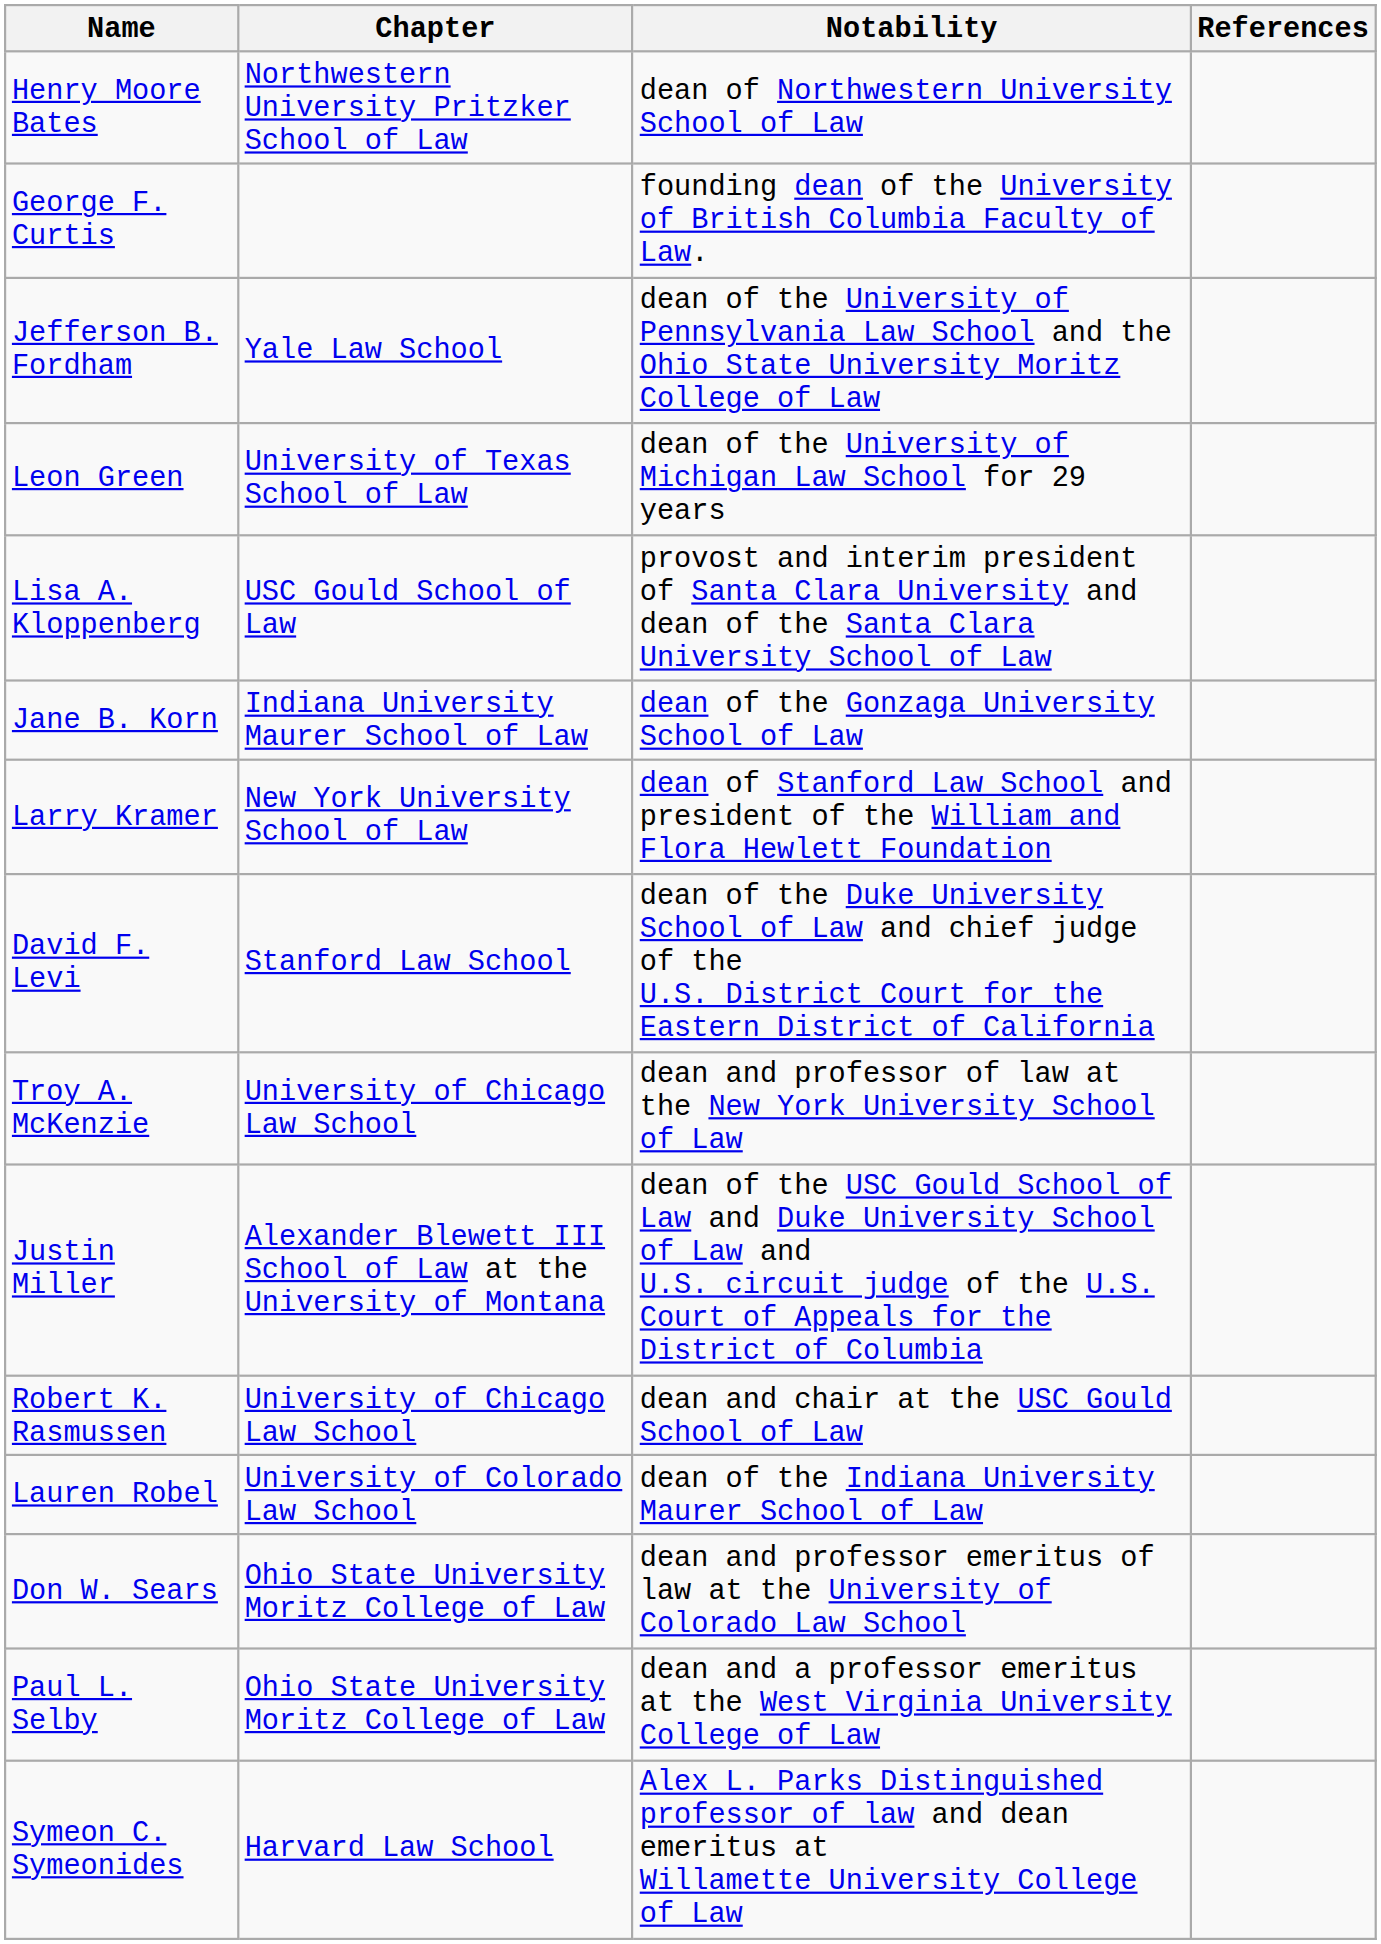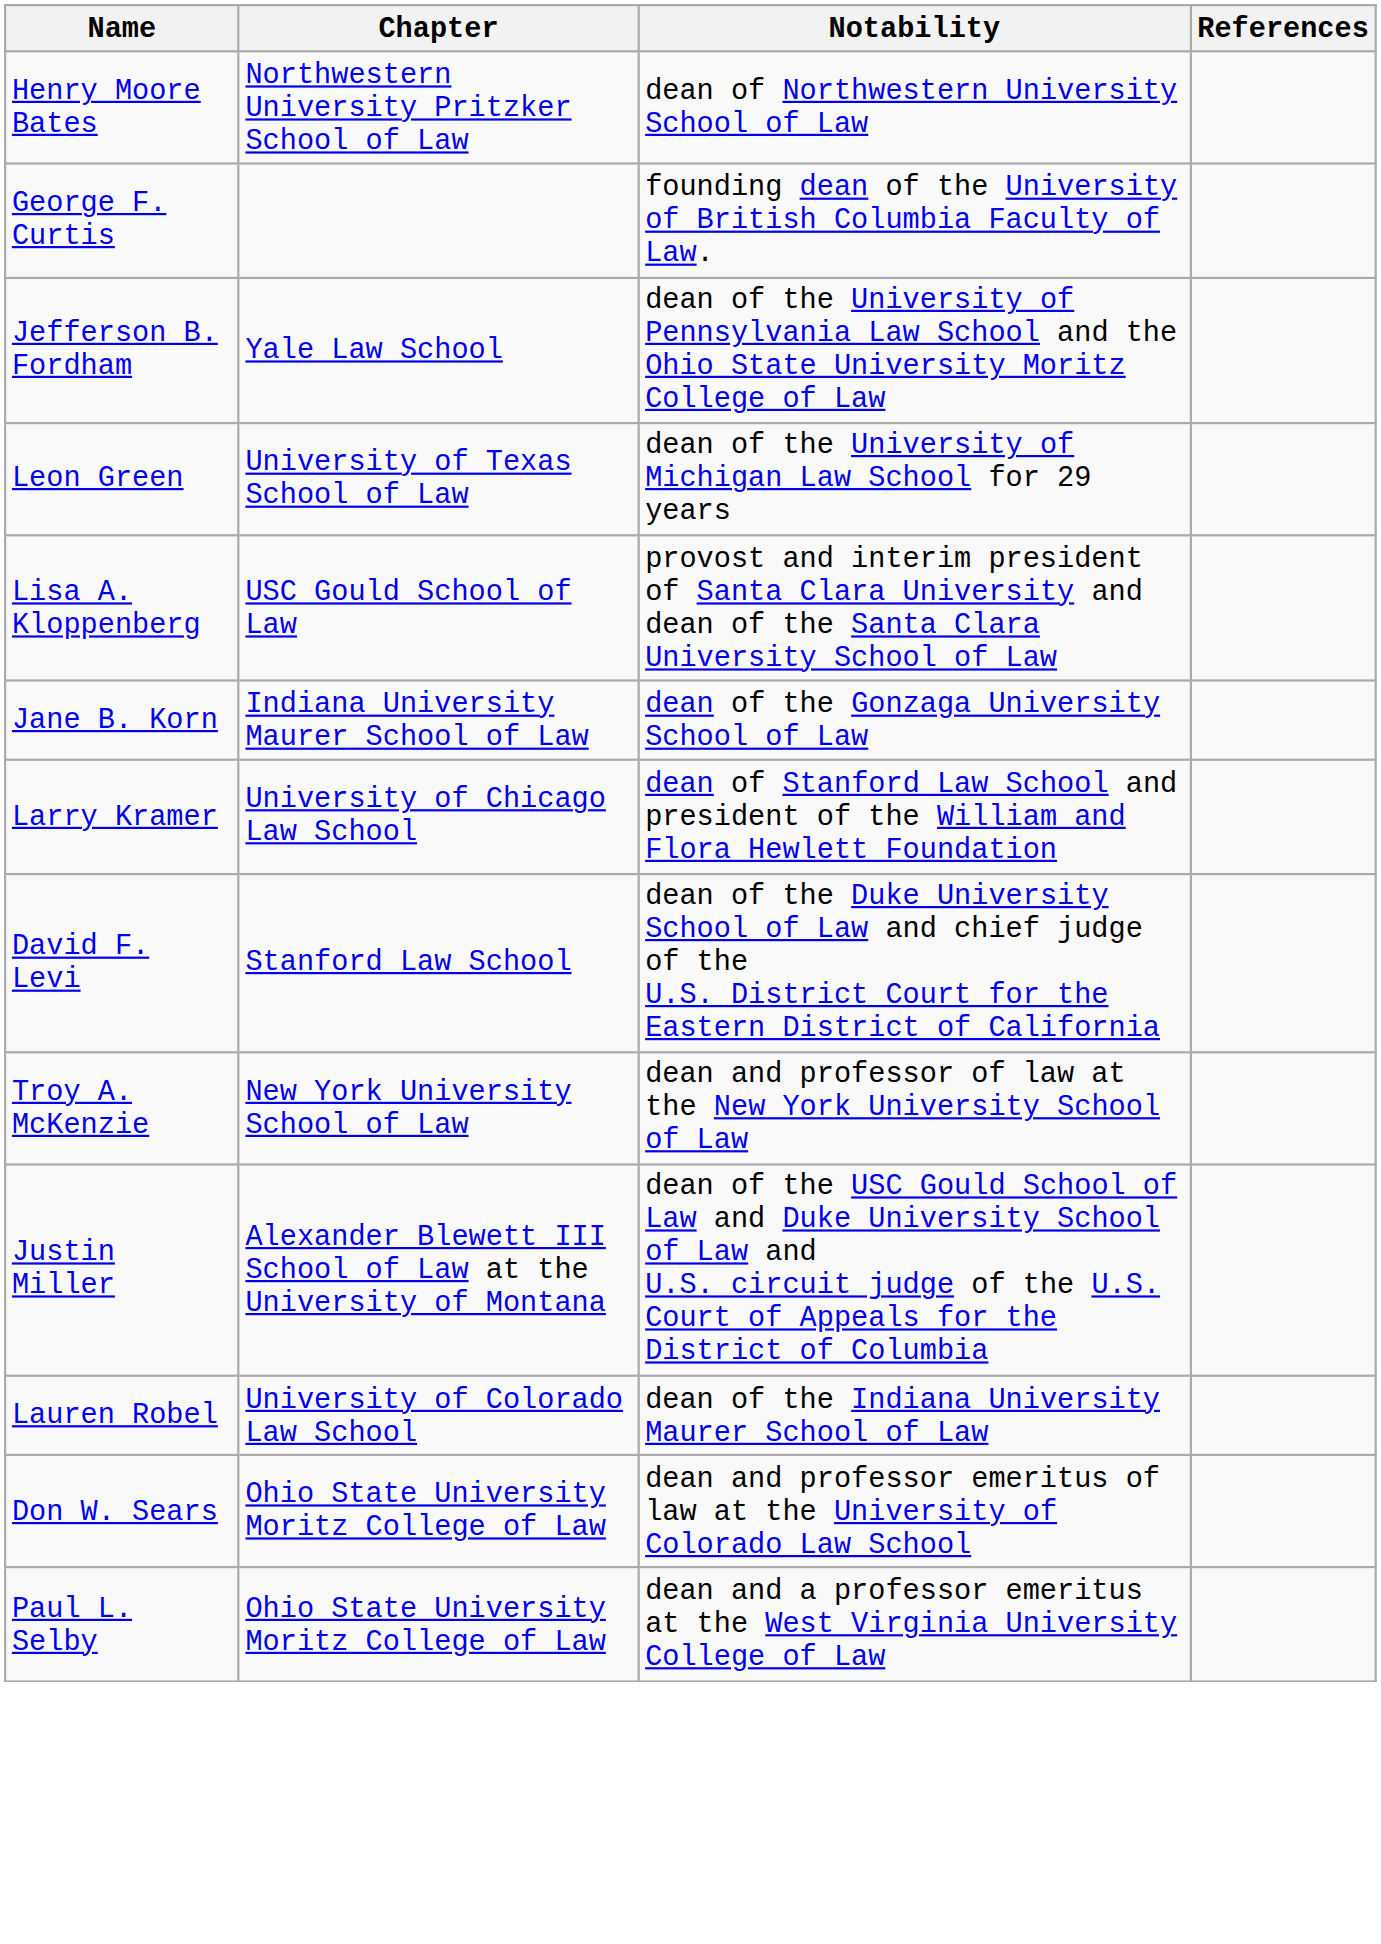(408, 817) New York University School of Law -> (426, 817) University of Chicago Law School
(425, 1108) University of Chicago Law School -> (409, 1108) New York University School of Law
- row: (89, 1416)
- row: (98, 1850)
